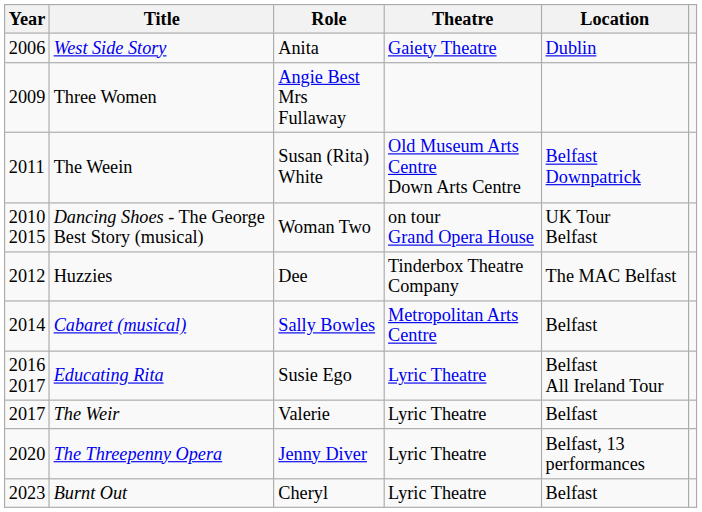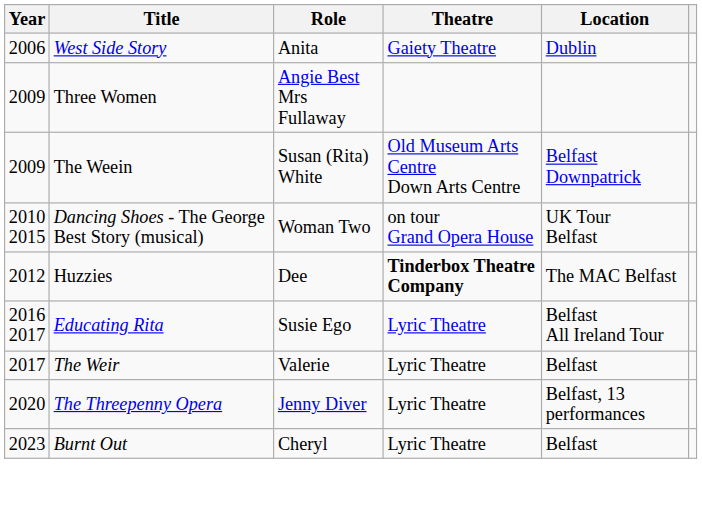(27, 167) 2011 -> (27, 167) 2009
(456, 276) normal -> (461, 276) bold
- row: (120, 325)
